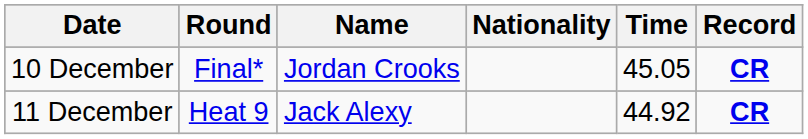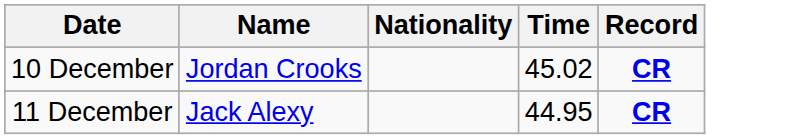- column: (229, 25)
(657, 68) 45.05 -> (559, 68) 45.02
(657, 111) 44.92 -> (559, 111) 44.95
